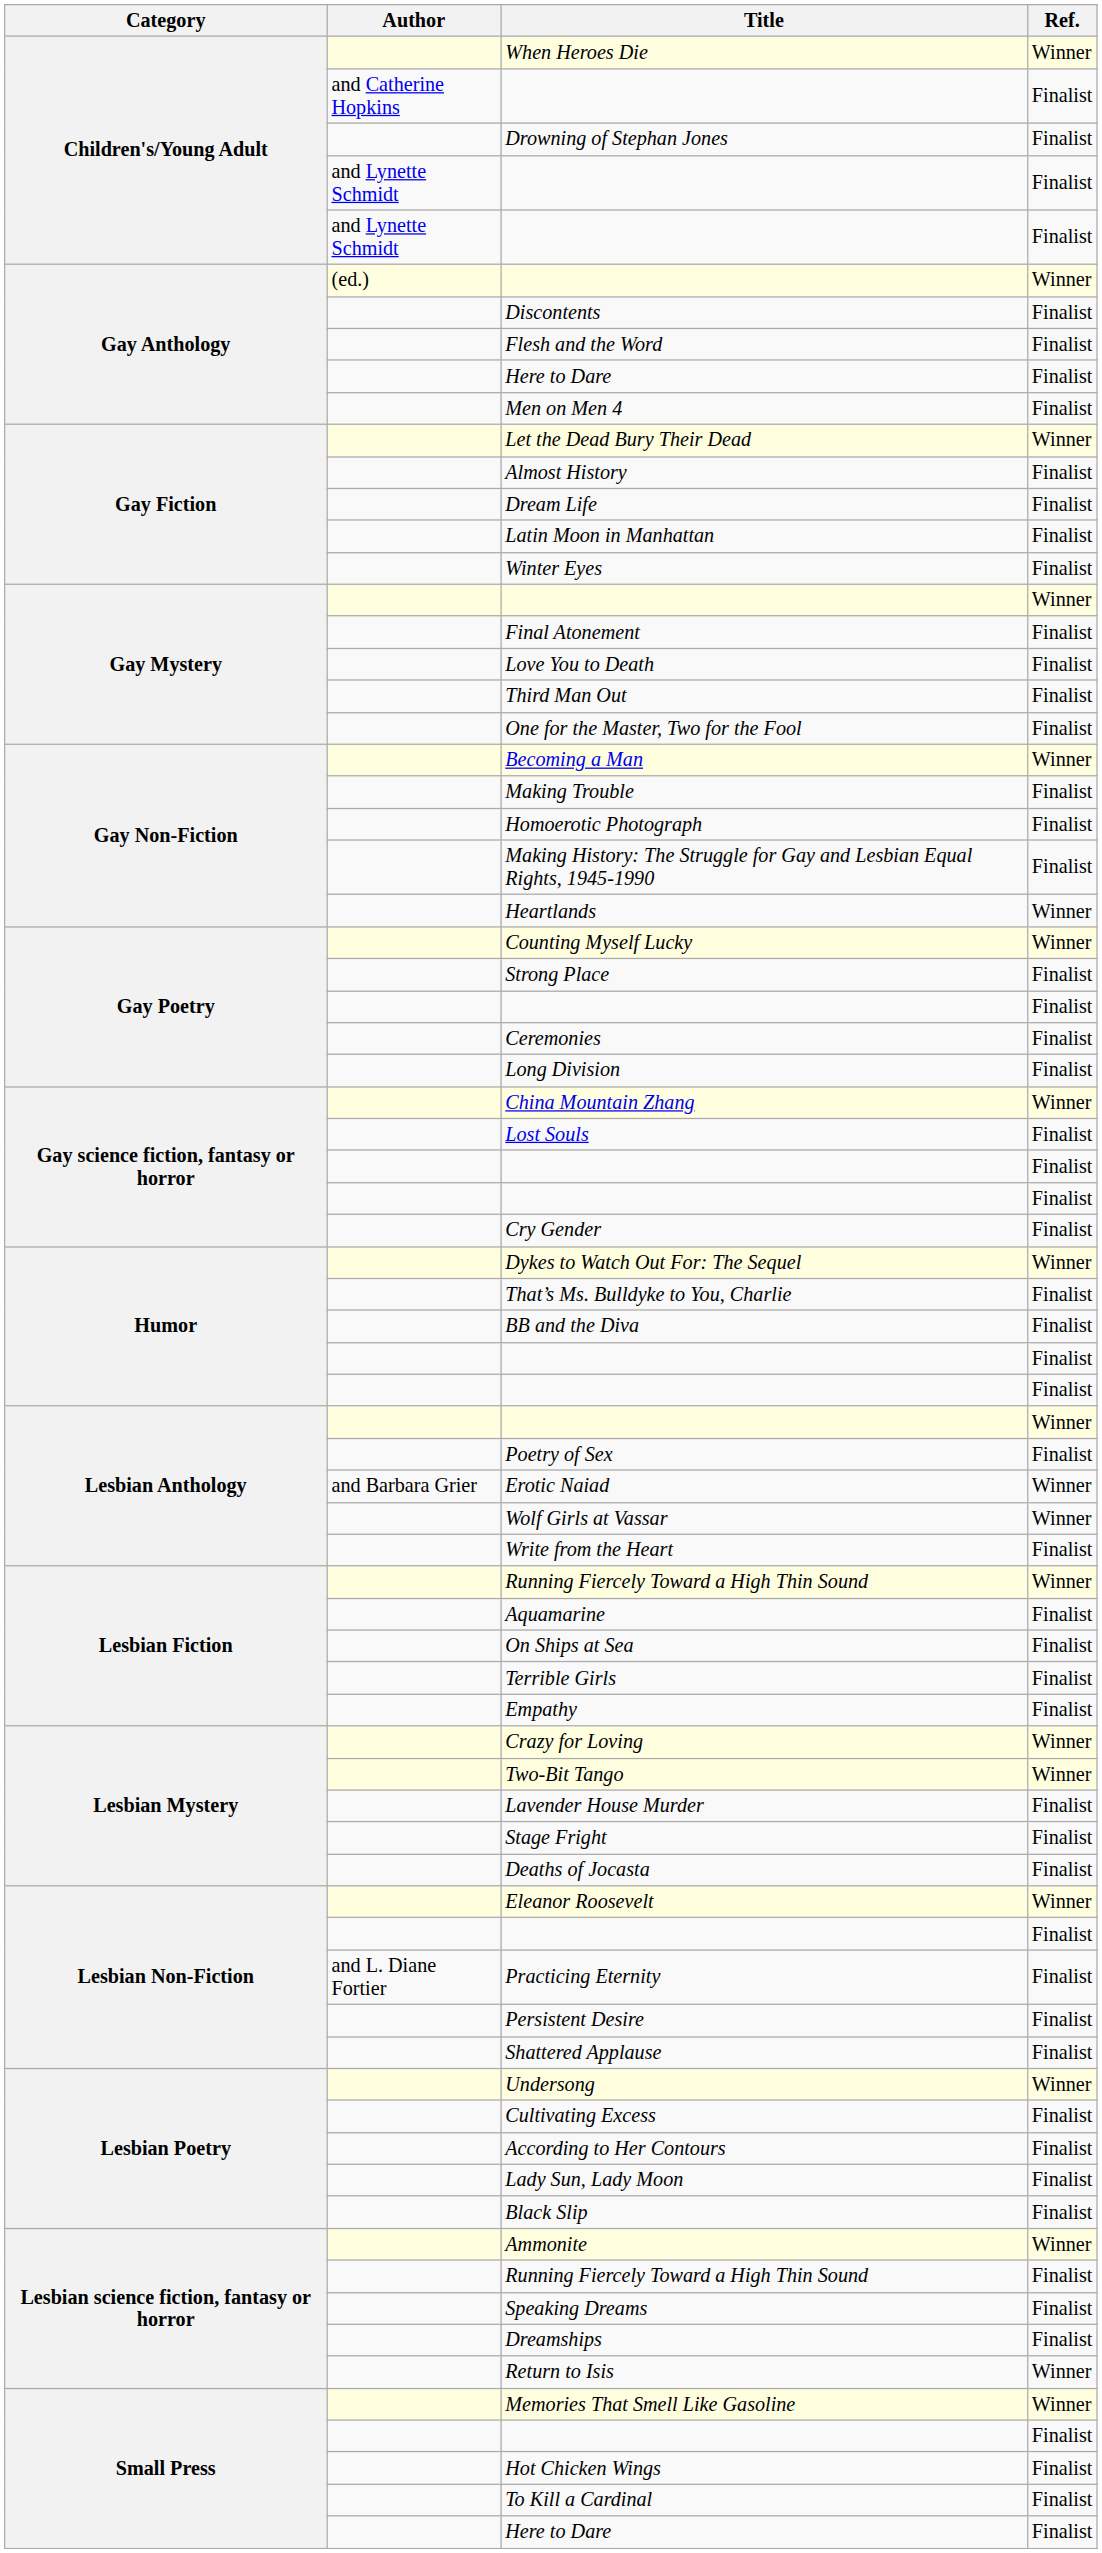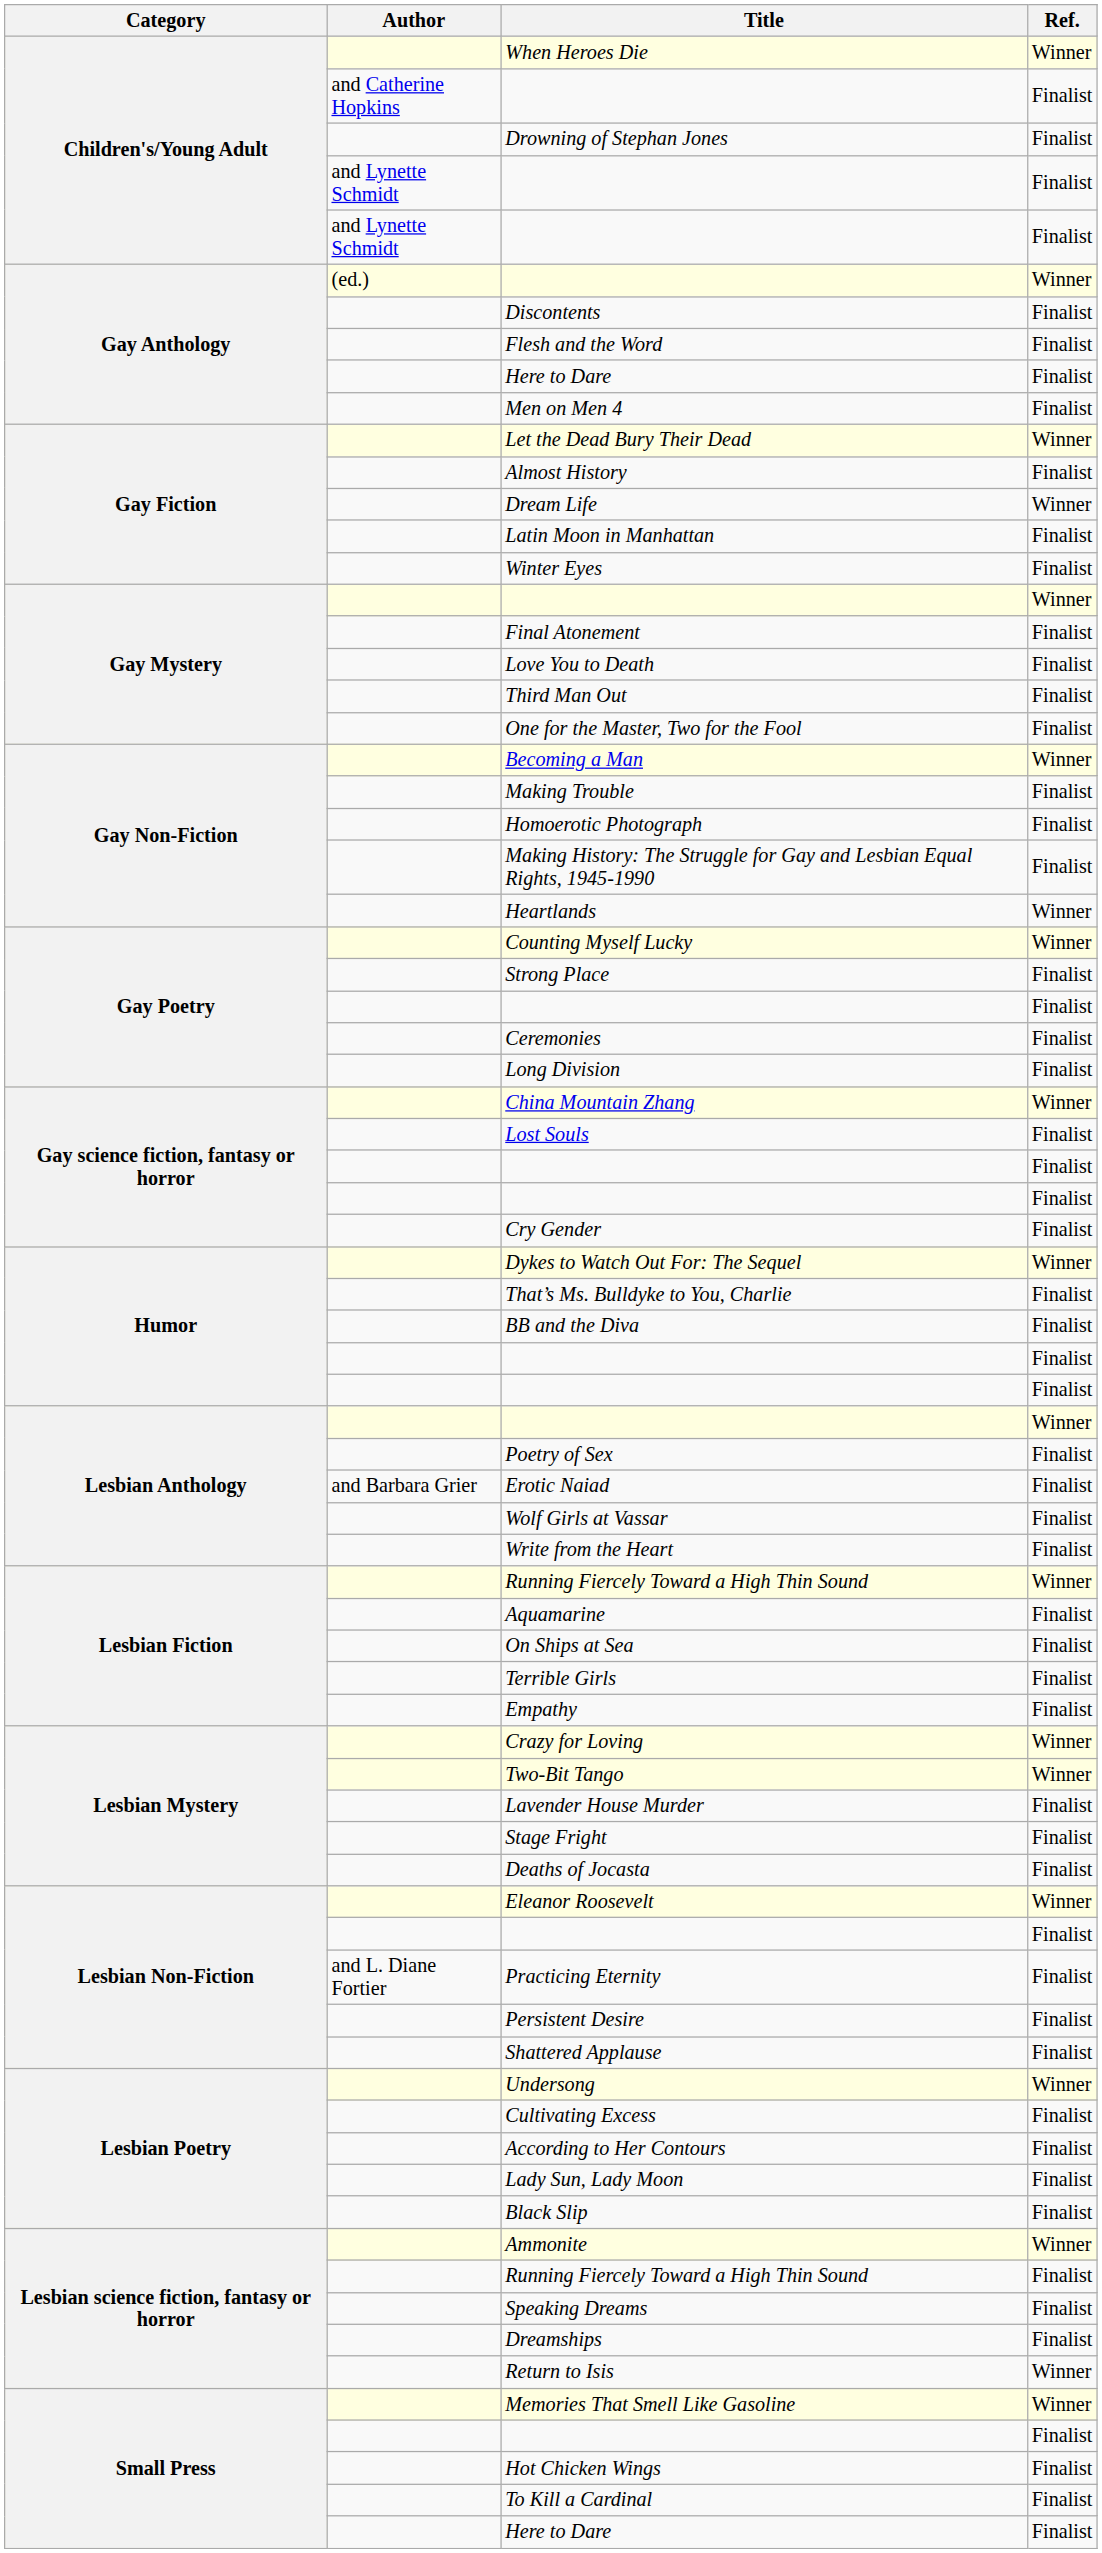(1062, 504) Finalist -> (1062, 504) Winner
(1062, 1486) Winner -> (1062, 1486) Finalist
(1062, 1517) Winner -> (1062, 1517) Finalist
